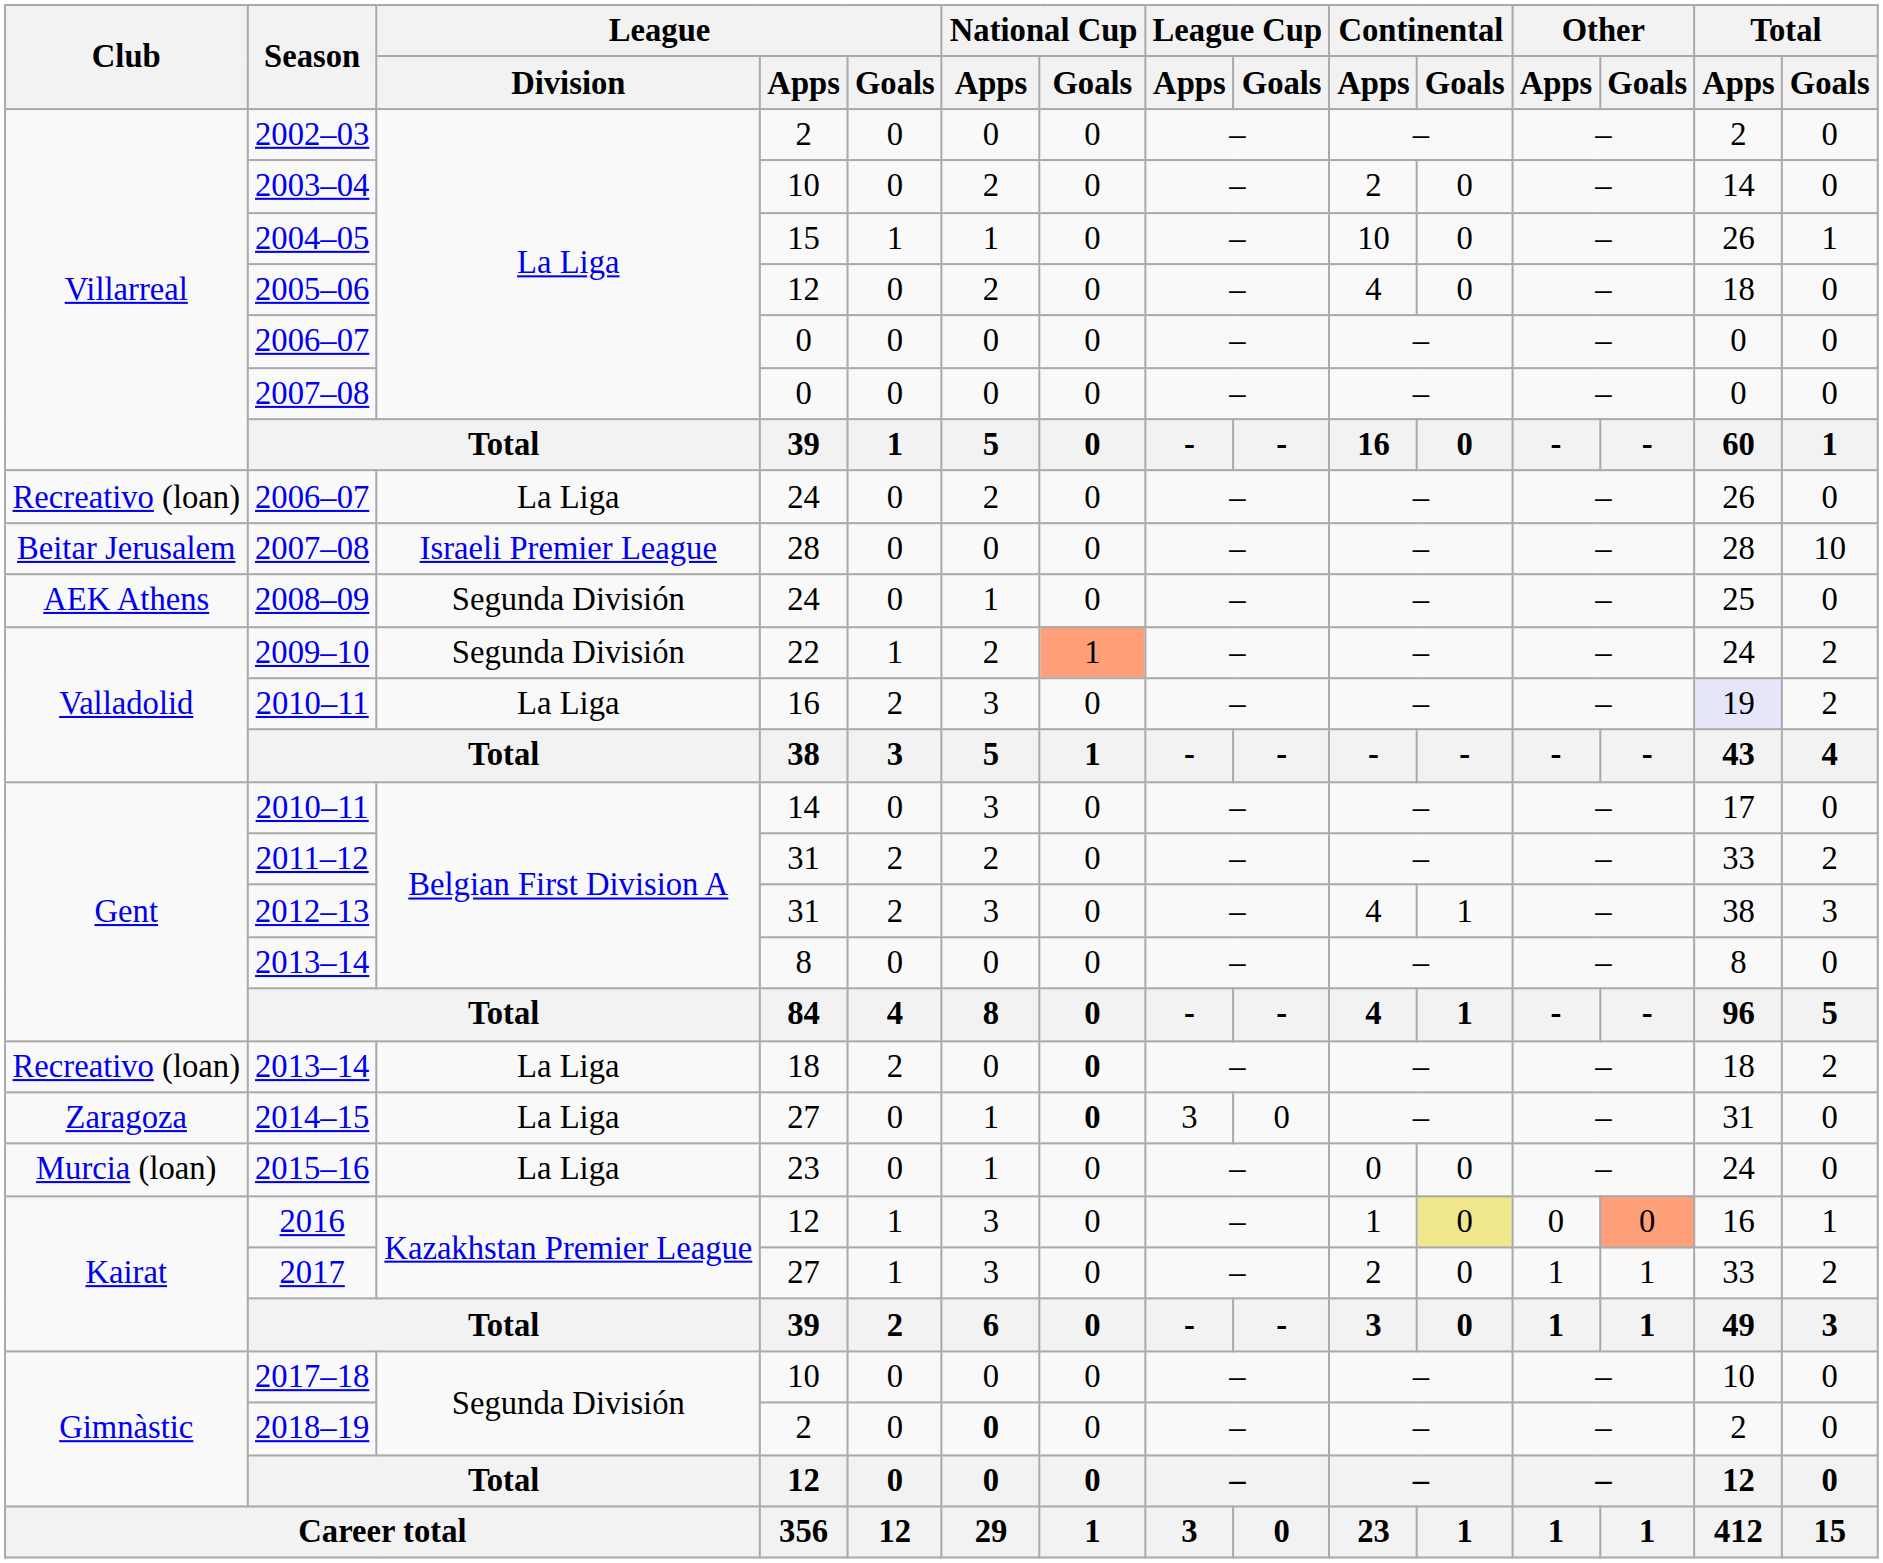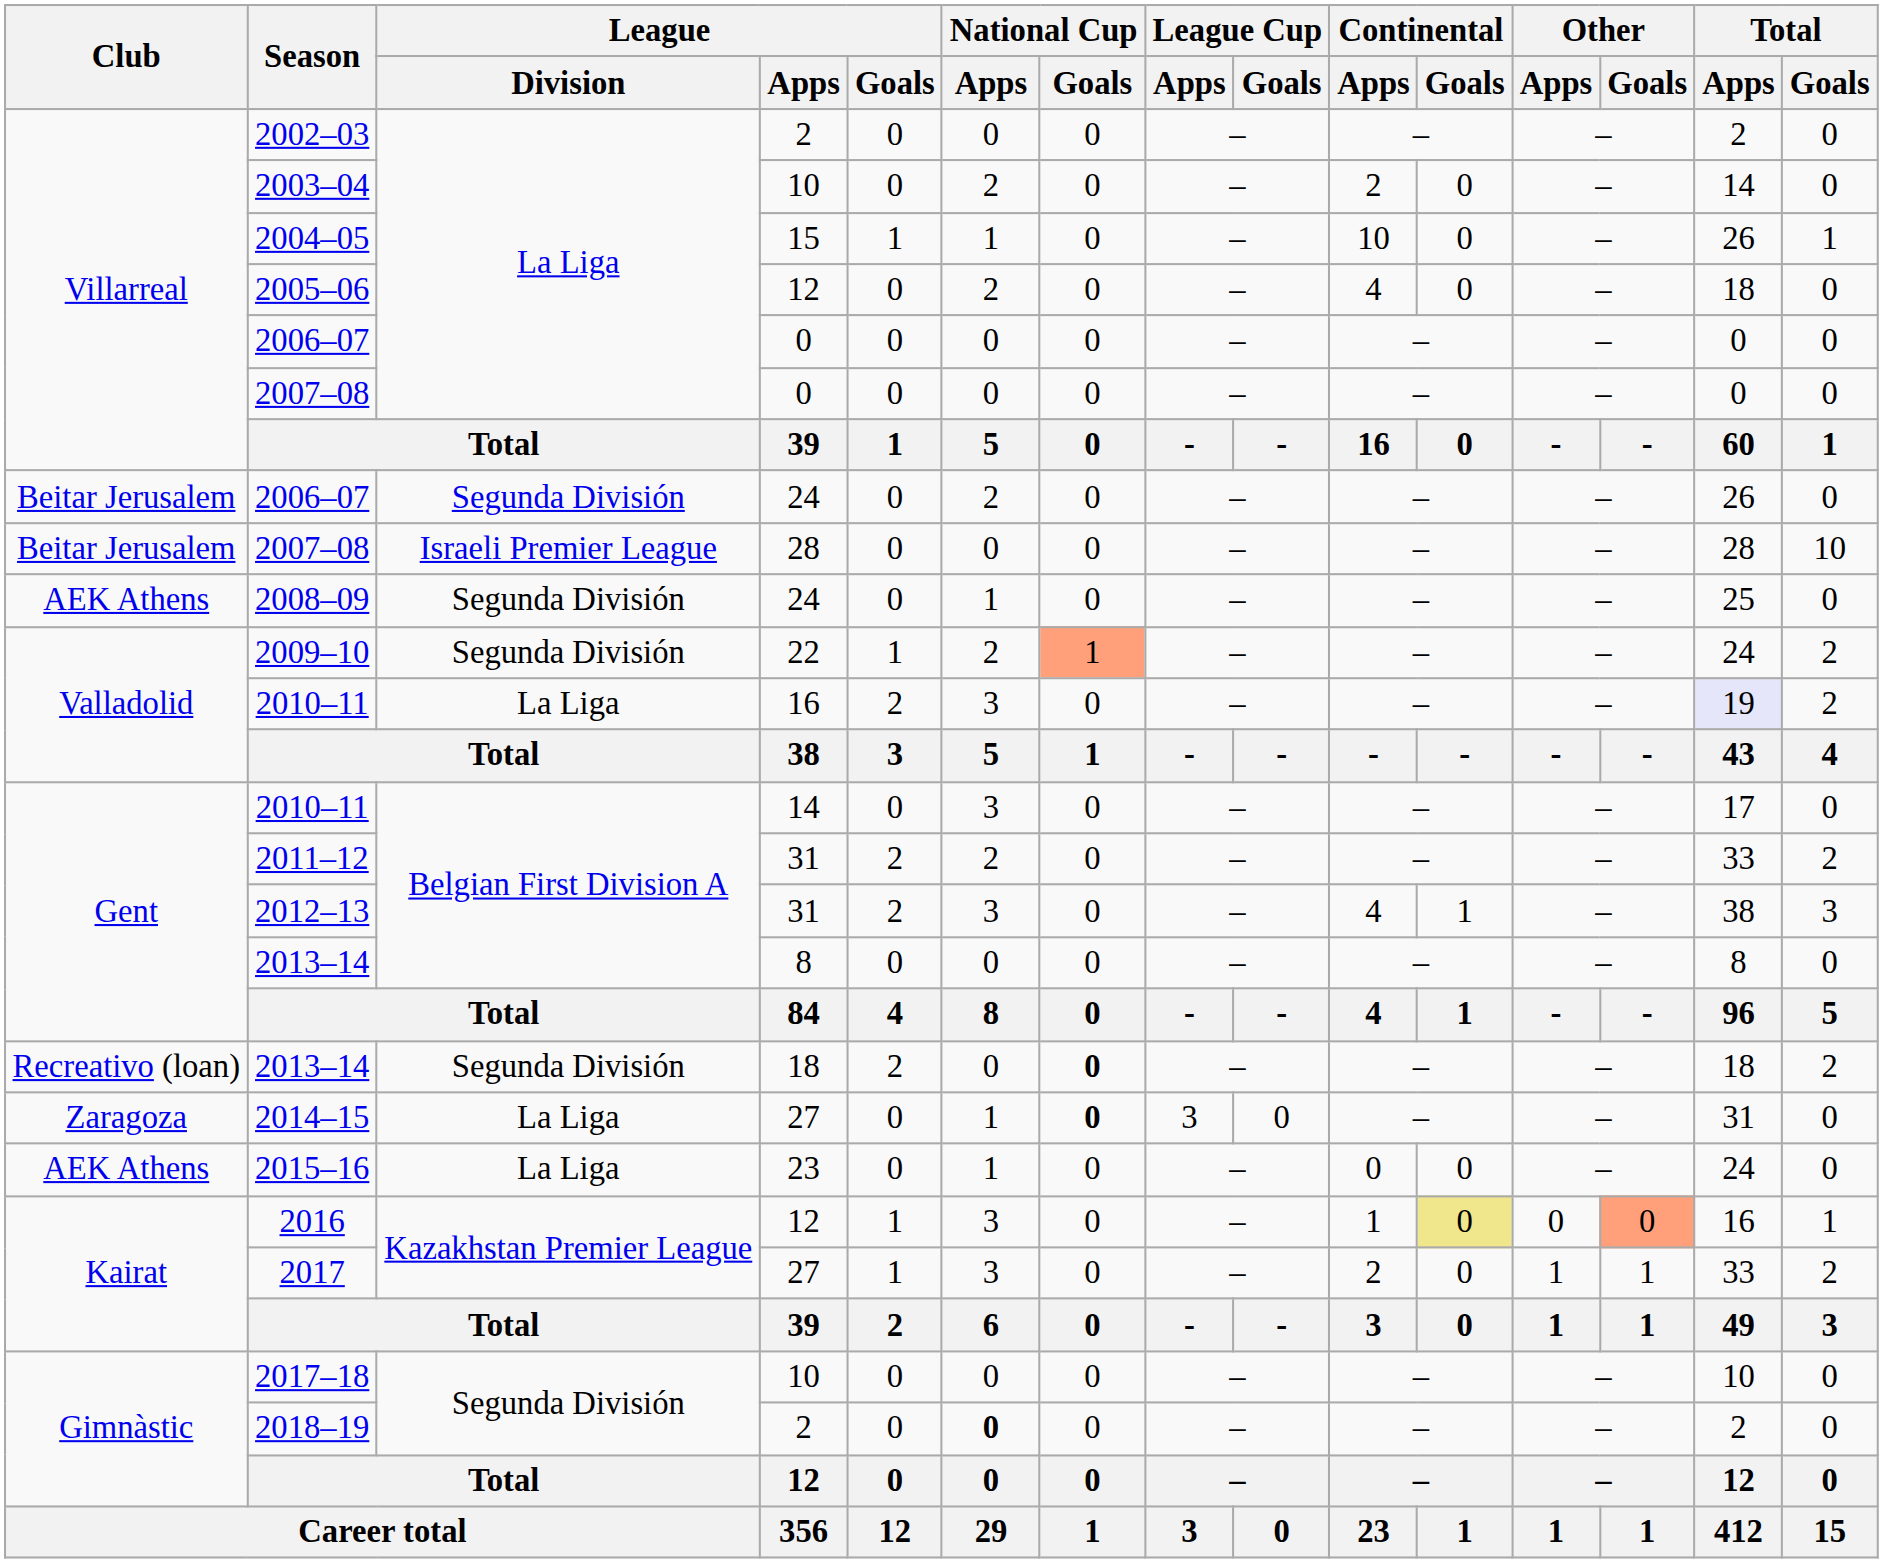(126, 496) Recreativo (loan) -> (126, 496) Beitar Jerusalem
(568, 496) La Liga -> (568, 496) Segunda División
(568, 1065) La Liga -> (568, 1065) Segunda División
(126, 1169) Murcia (loan) -> (126, 1169) AEK Athens
